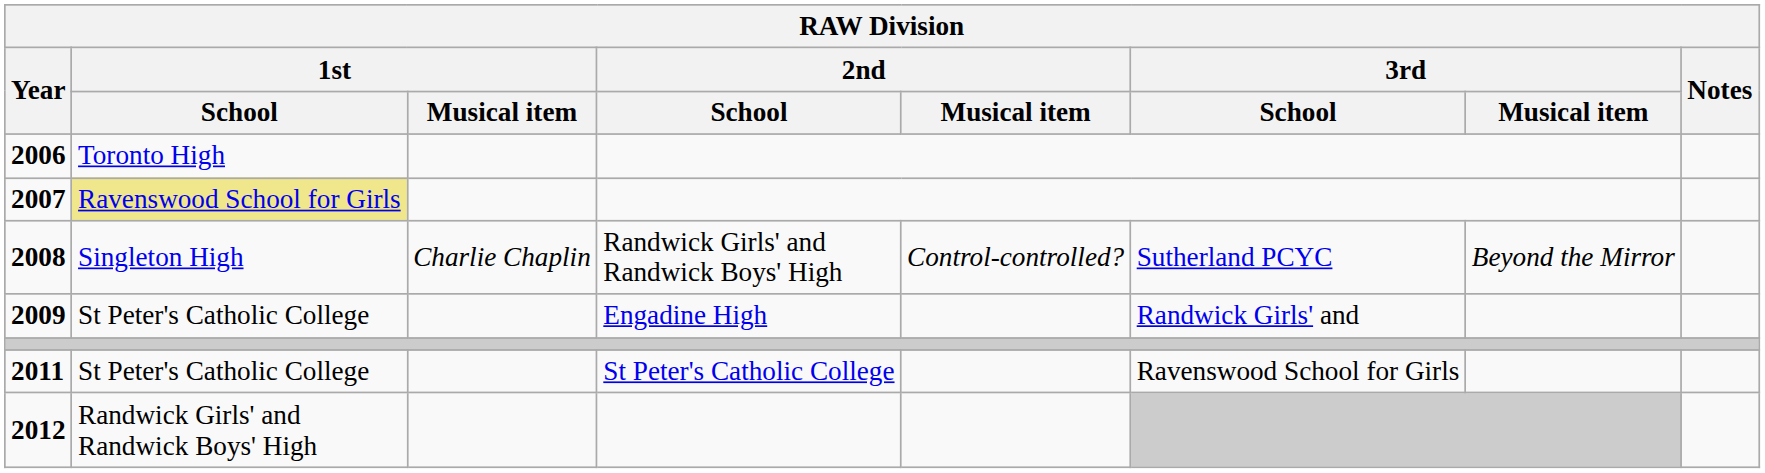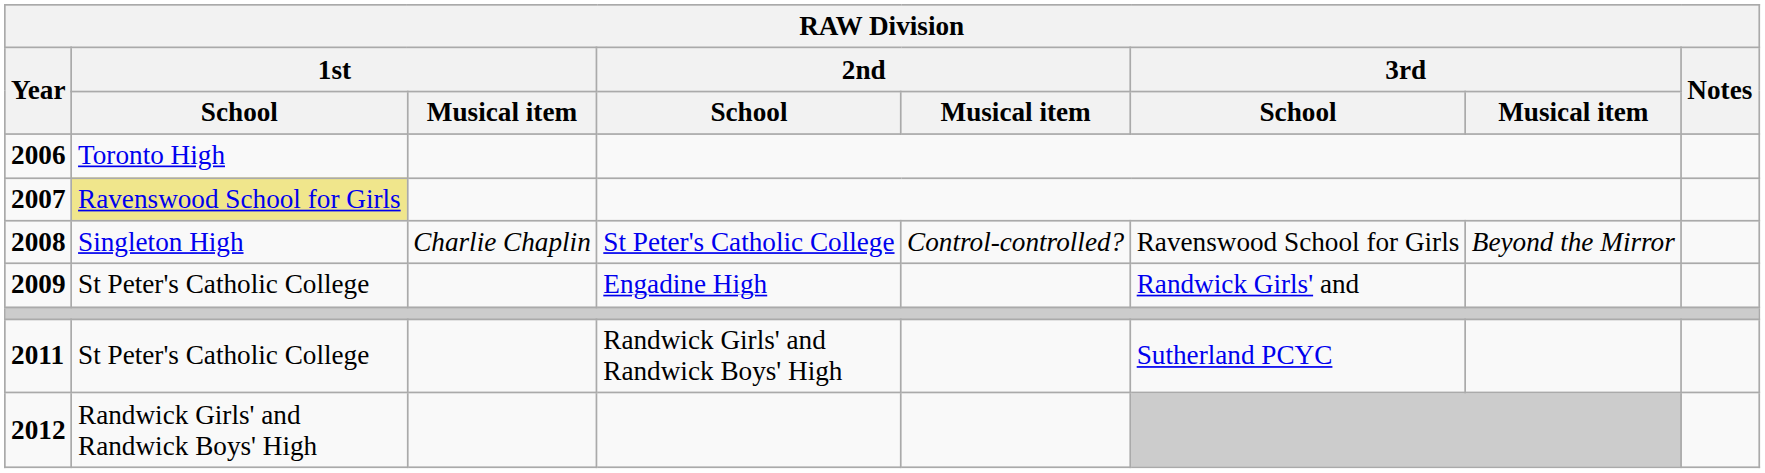(723, 257) Randwick Girls' and Randwick Boys' High -> (749, 241) St Peter's Catholic College
(1235, 257) Sutherland PCYC -> (1298, 241) Ravenswood School for Girls
(749, 371) St Peter's Catholic College -> (723, 355) Randwick Girls' and Randwick Boys' High
(1298, 371) Ravenswood School for Girls -> (1235, 355) Sutherland PCYC
